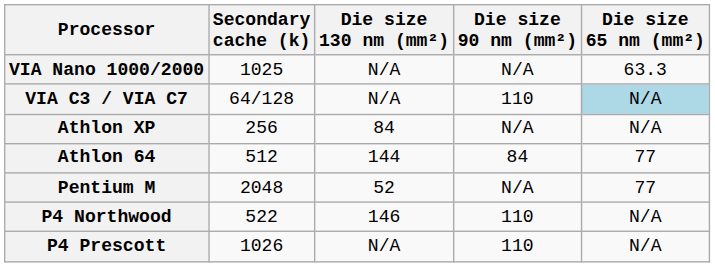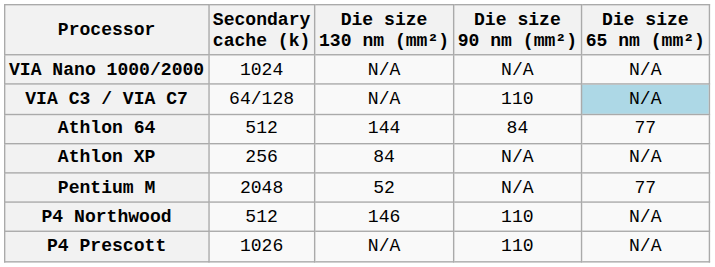(262, 70) 1025 -> (262, 70) 1024
(645, 70) 63.3 -> (645, 70) N/A
rows swapped: (107, 129) <-> (107, 158)
(262, 217) 522 -> (262, 217) 512
